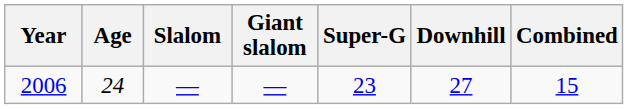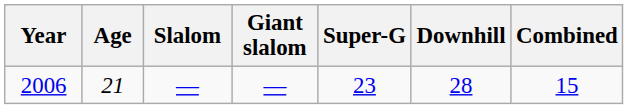(113, 84) 24 -> (113, 84) 21
(461, 84) 27 -> (461, 84) 28
